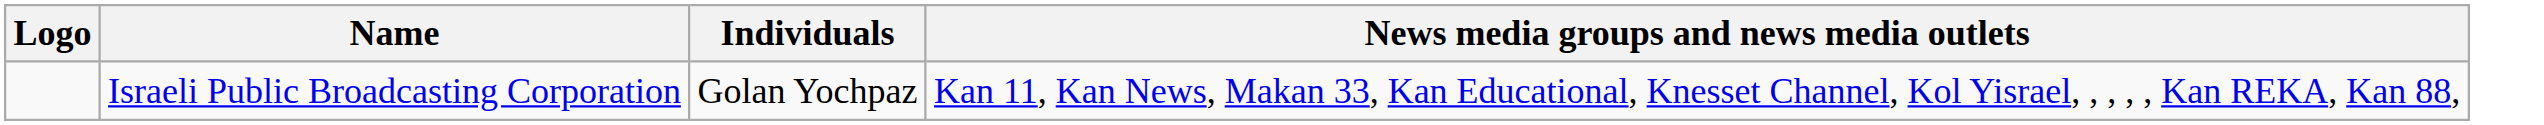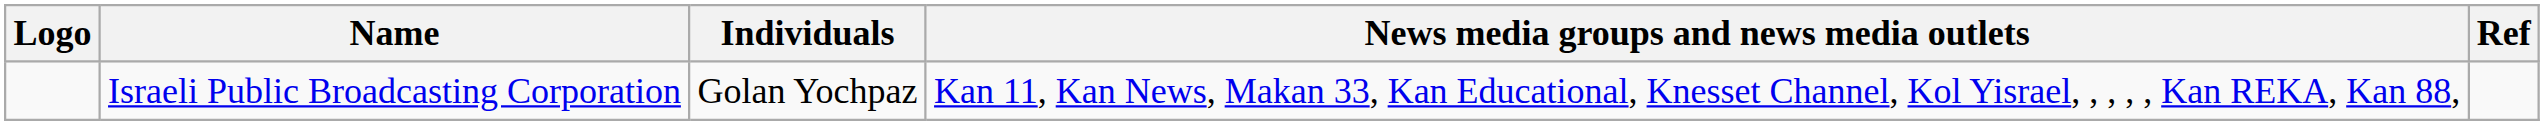+ column: (2504, 33)
